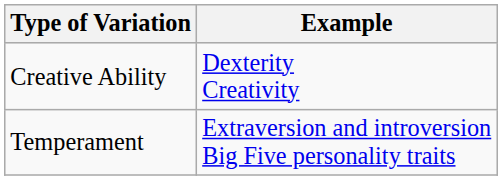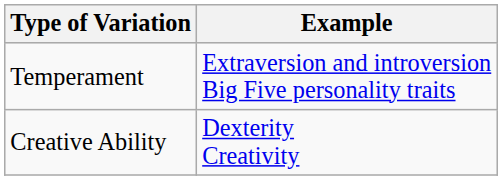rows swapped: (77, 141) <-> (88, 76)
